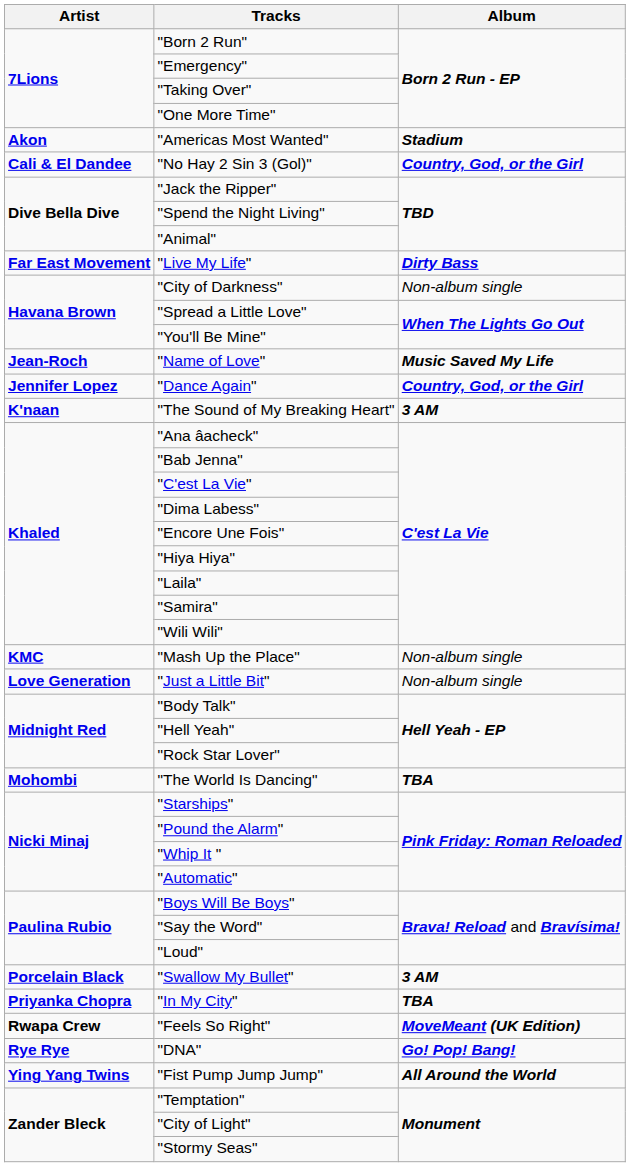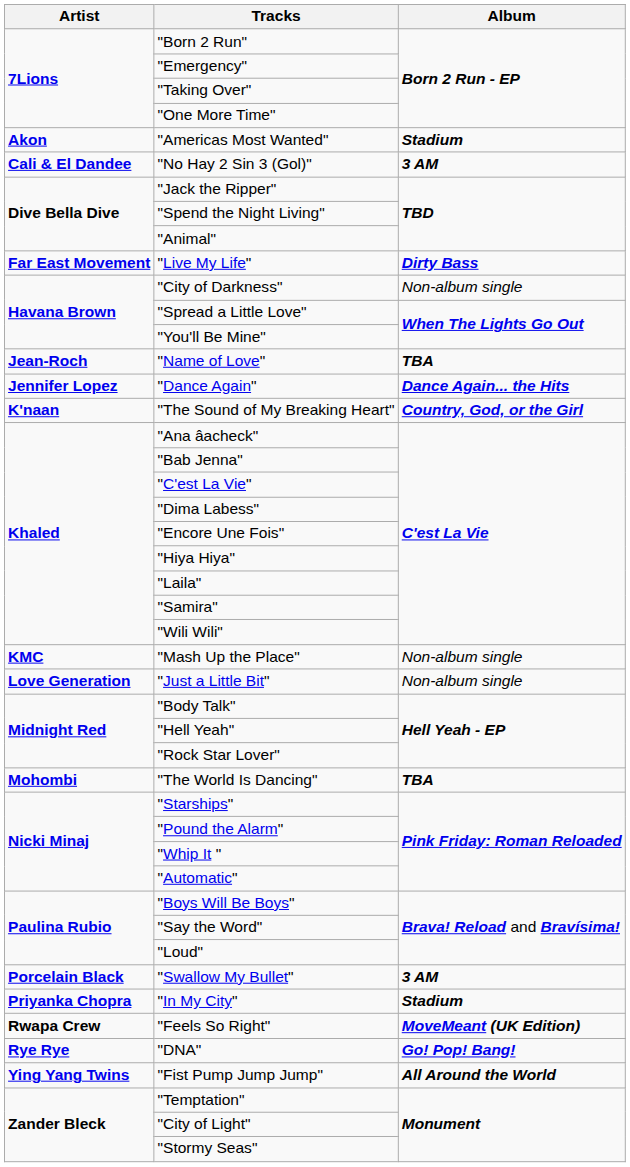(492, 164) Country, God, or the Girl -> (420, 164) 3 AM
(478, 361) Music Saved My Life -> (418, 361) TBA
(492, 386) Country, God, or the Girl -> (486, 386) Dance Again... the Hits
(420, 410) 3 AM -> (492, 410) Country, God, or the Girl
(418, 1001) TBA -> (432, 1001) Stadium
